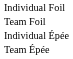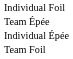rows swapped: (25, 21) <-> (27, 50)
